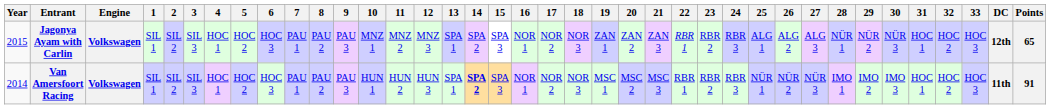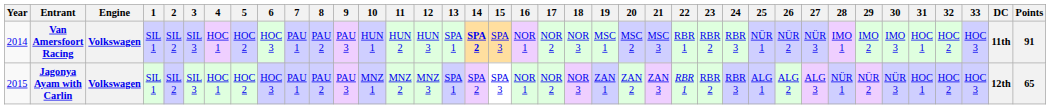rows swapped: (58, 83) <-> (58, 41)
